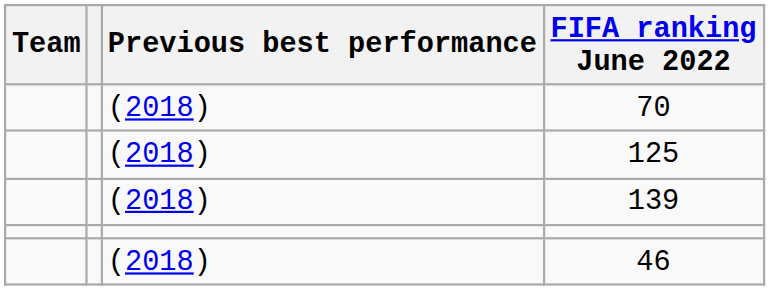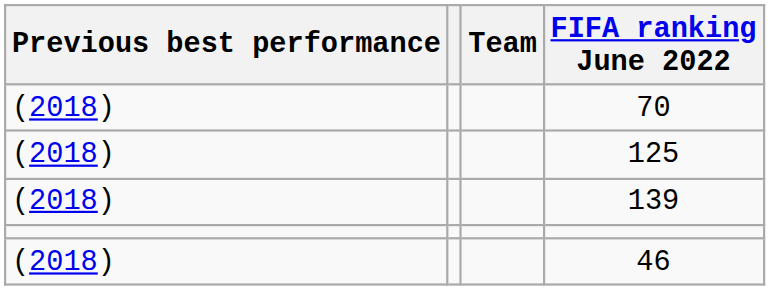columns swapped: (46, 45) <-> (322, 45)
